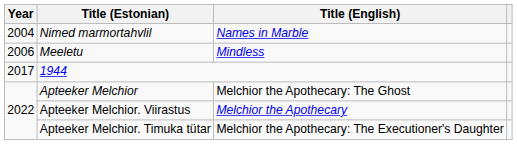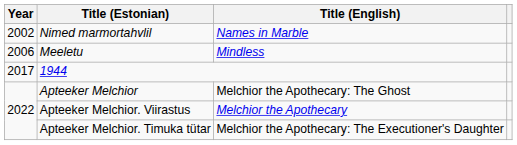(21, 33) 2004 -> (21, 33) 2002
